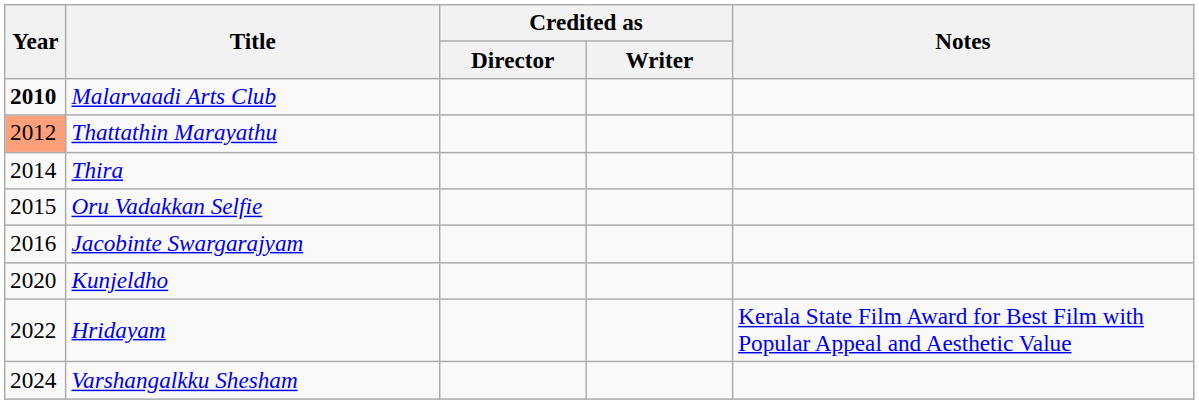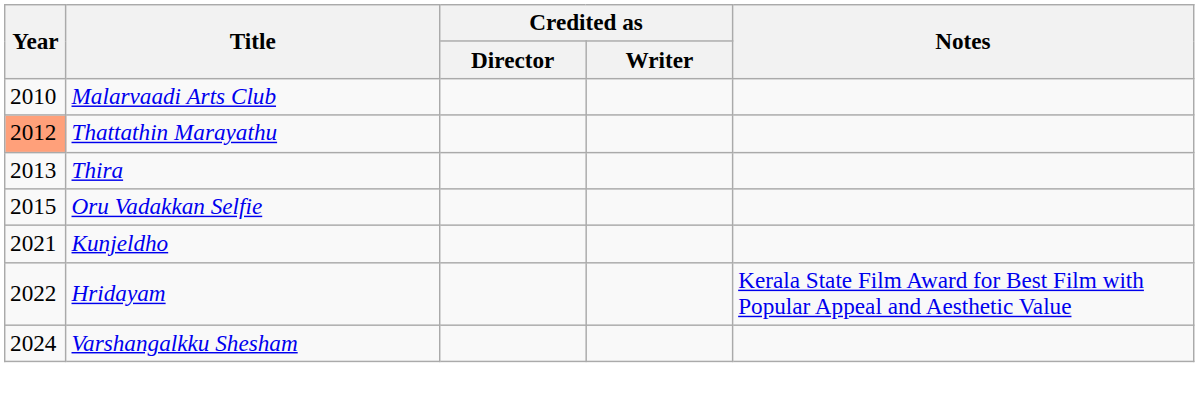(33, 96) bold -> (33, 96) normal
(33, 170) 2014 -> (33, 170) 2013
- row: (187, 243)
(33, 280) 2020 -> (33, 243) 2021
